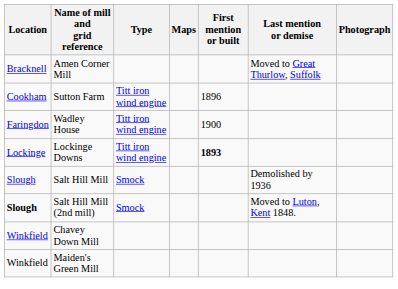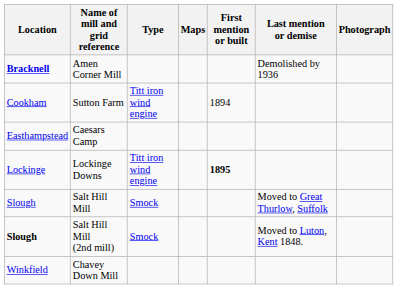(27, 69) normal -> (28, 69) bold
(286, 69) Moved to Great Thurlow, Suffolk -> (289, 69) Demolished by 1936
(211, 96) 1896 -> (220, 102) 1894
+ row: (89, 136)
- row: (69, 124)
(211, 152) 1893 -> (220, 169) 1895
(282, 180) Demolished by 1936 -> (293, 203) Moved to Great Thurlow, Suffolk
- row: (76, 263)
